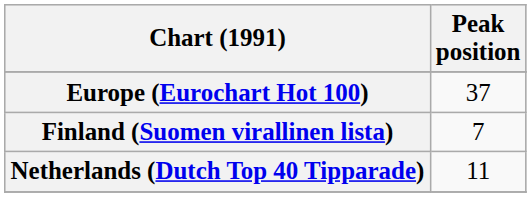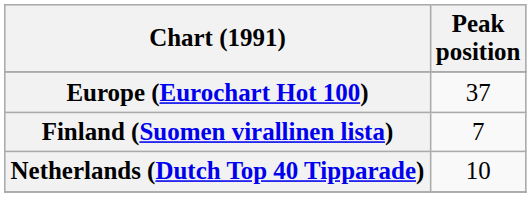(478, 171) 11 -> (478, 171) 10
